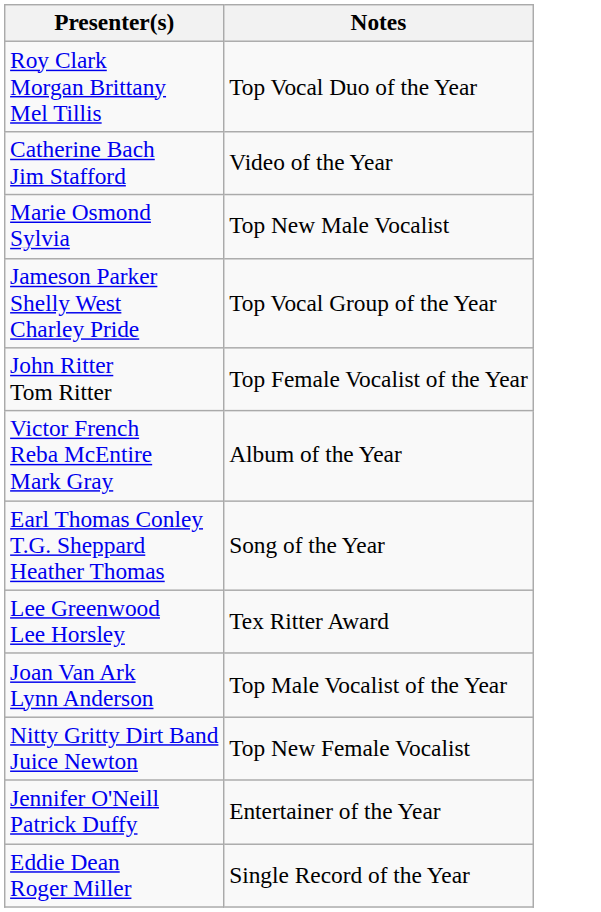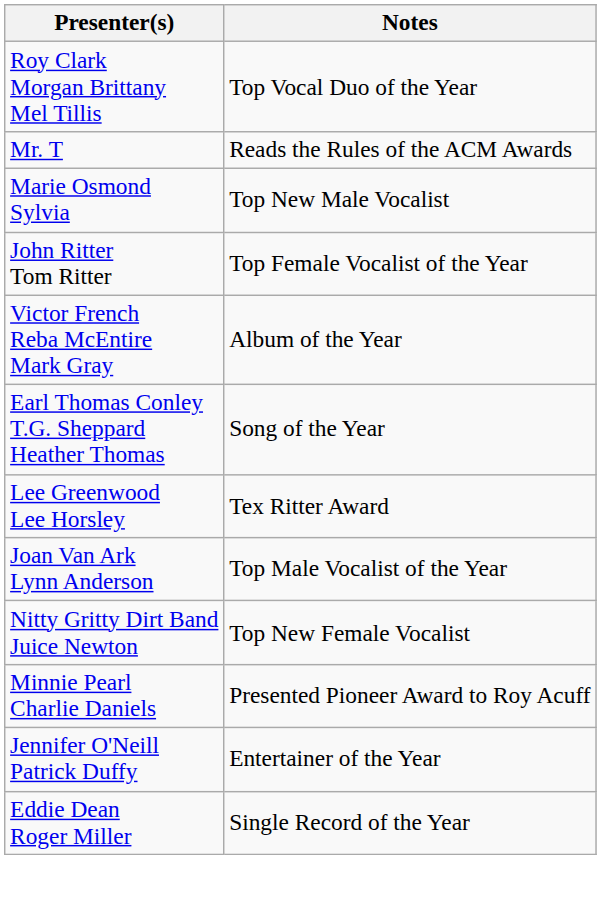+ row: (37, 149)
- row: (82, 162)
- row: (84, 302)
+ row: (83, 695)
